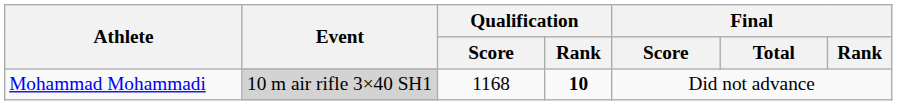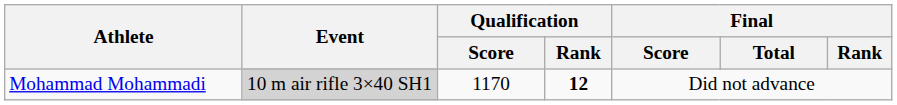(491, 84) 1168 -> (491, 84) 1170
(578, 84) 10 -> (578, 84) 12
